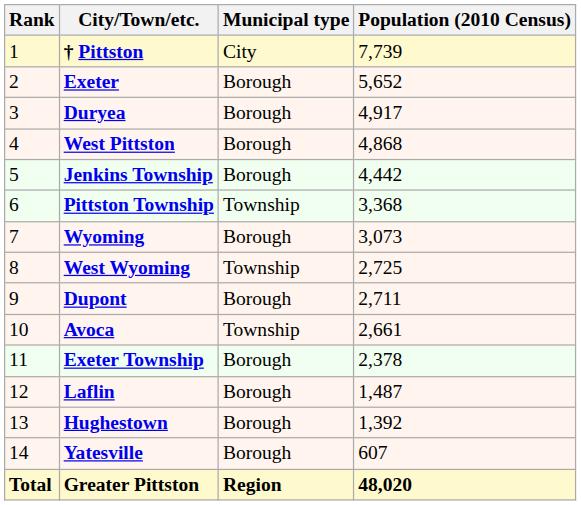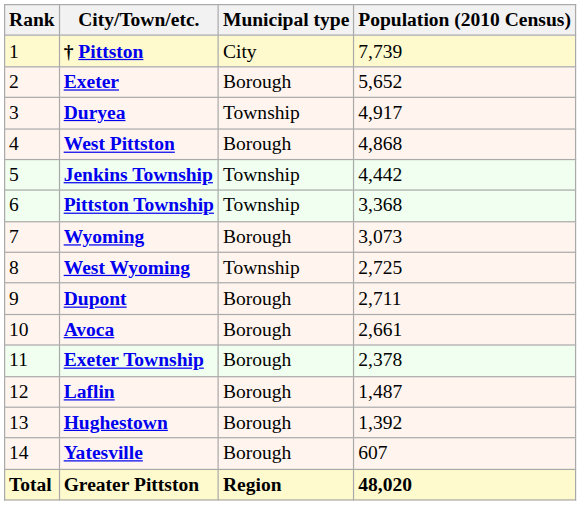(257, 112) Borough -> (261, 112) Township
(257, 174) Borough -> (261, 174) Township
(261, 329) Township -> (257, 329) Borough
